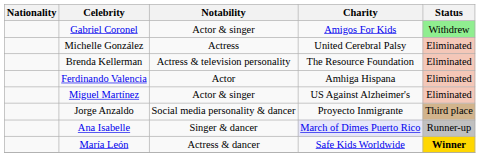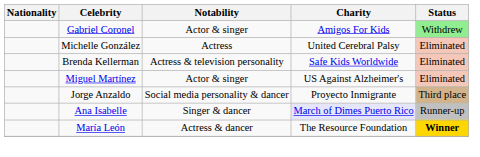(360, 62) The Resource Foundation -> (354, 62) Safe Kids Worldwide
- row: (104, 78)
(360, 144) Safe Kids Worldwide -> (354, 128) The Resource Foundation
